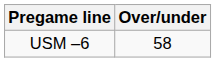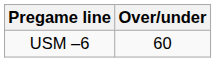(162, 43) 58 -> (162, 43) 60
